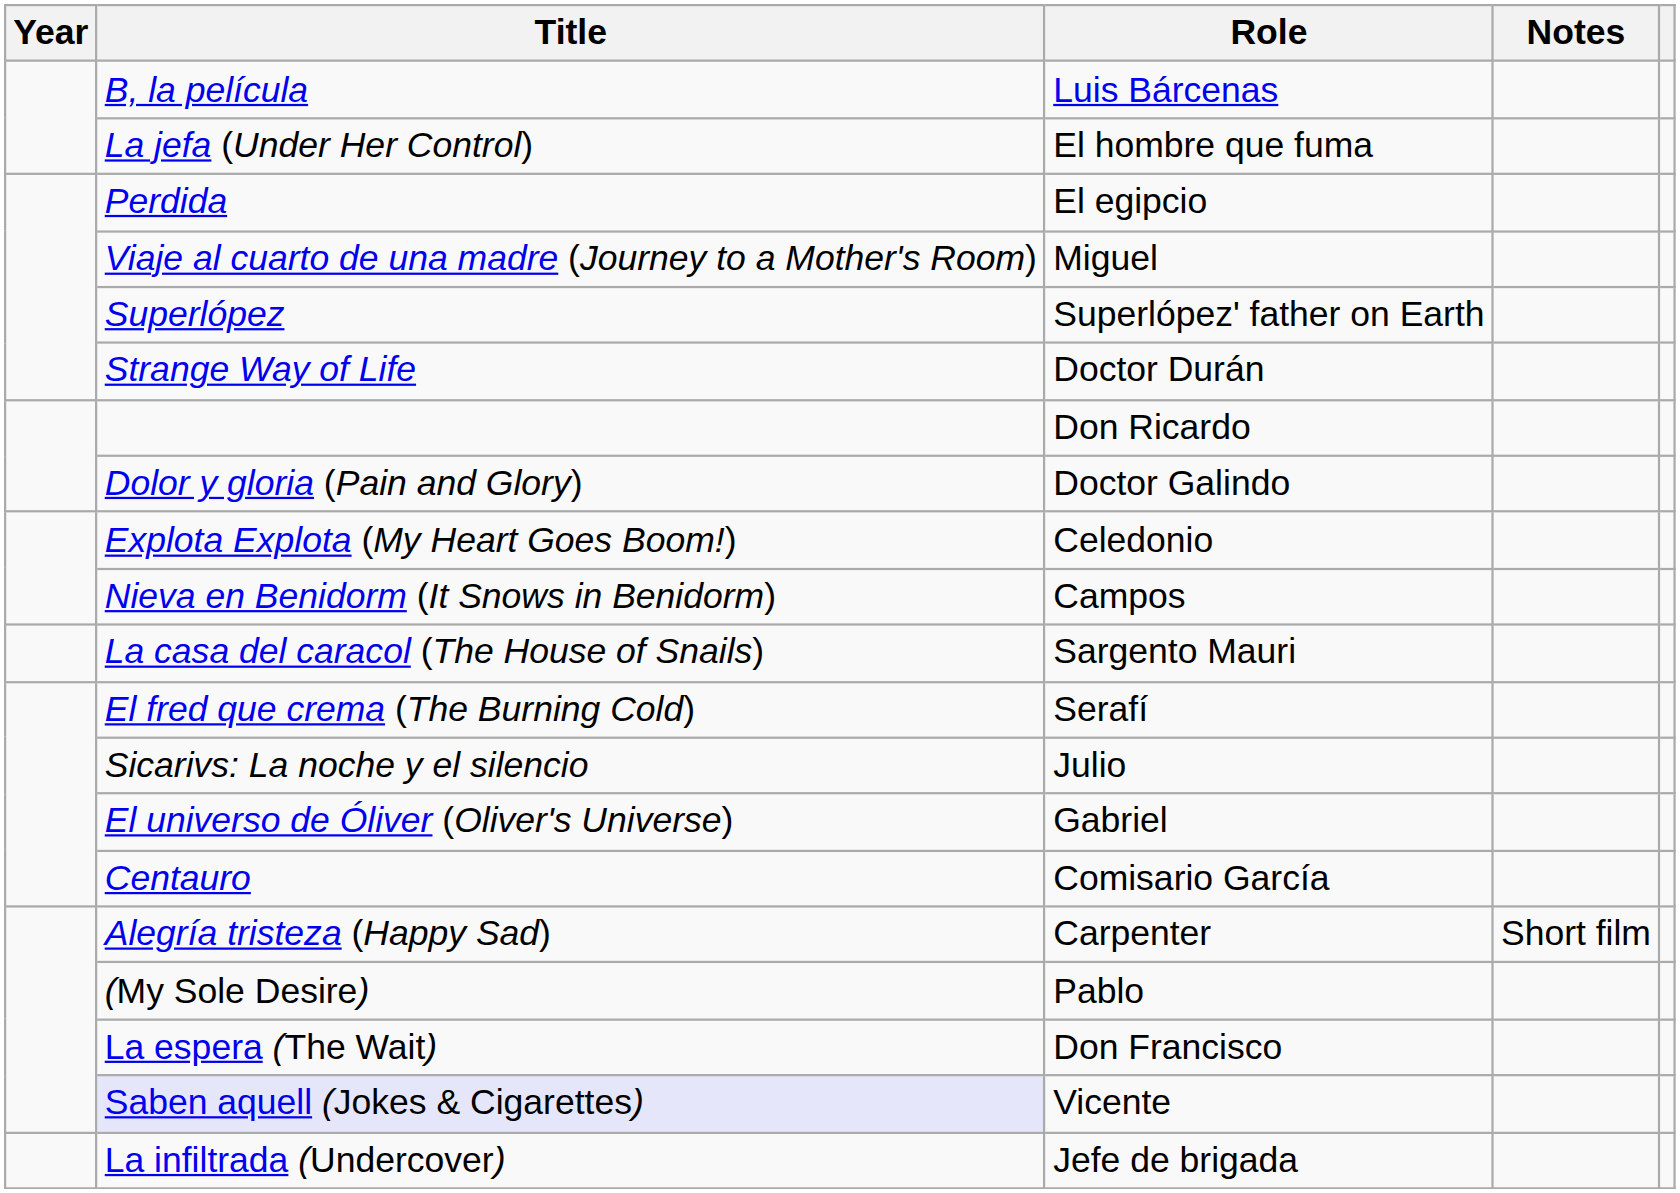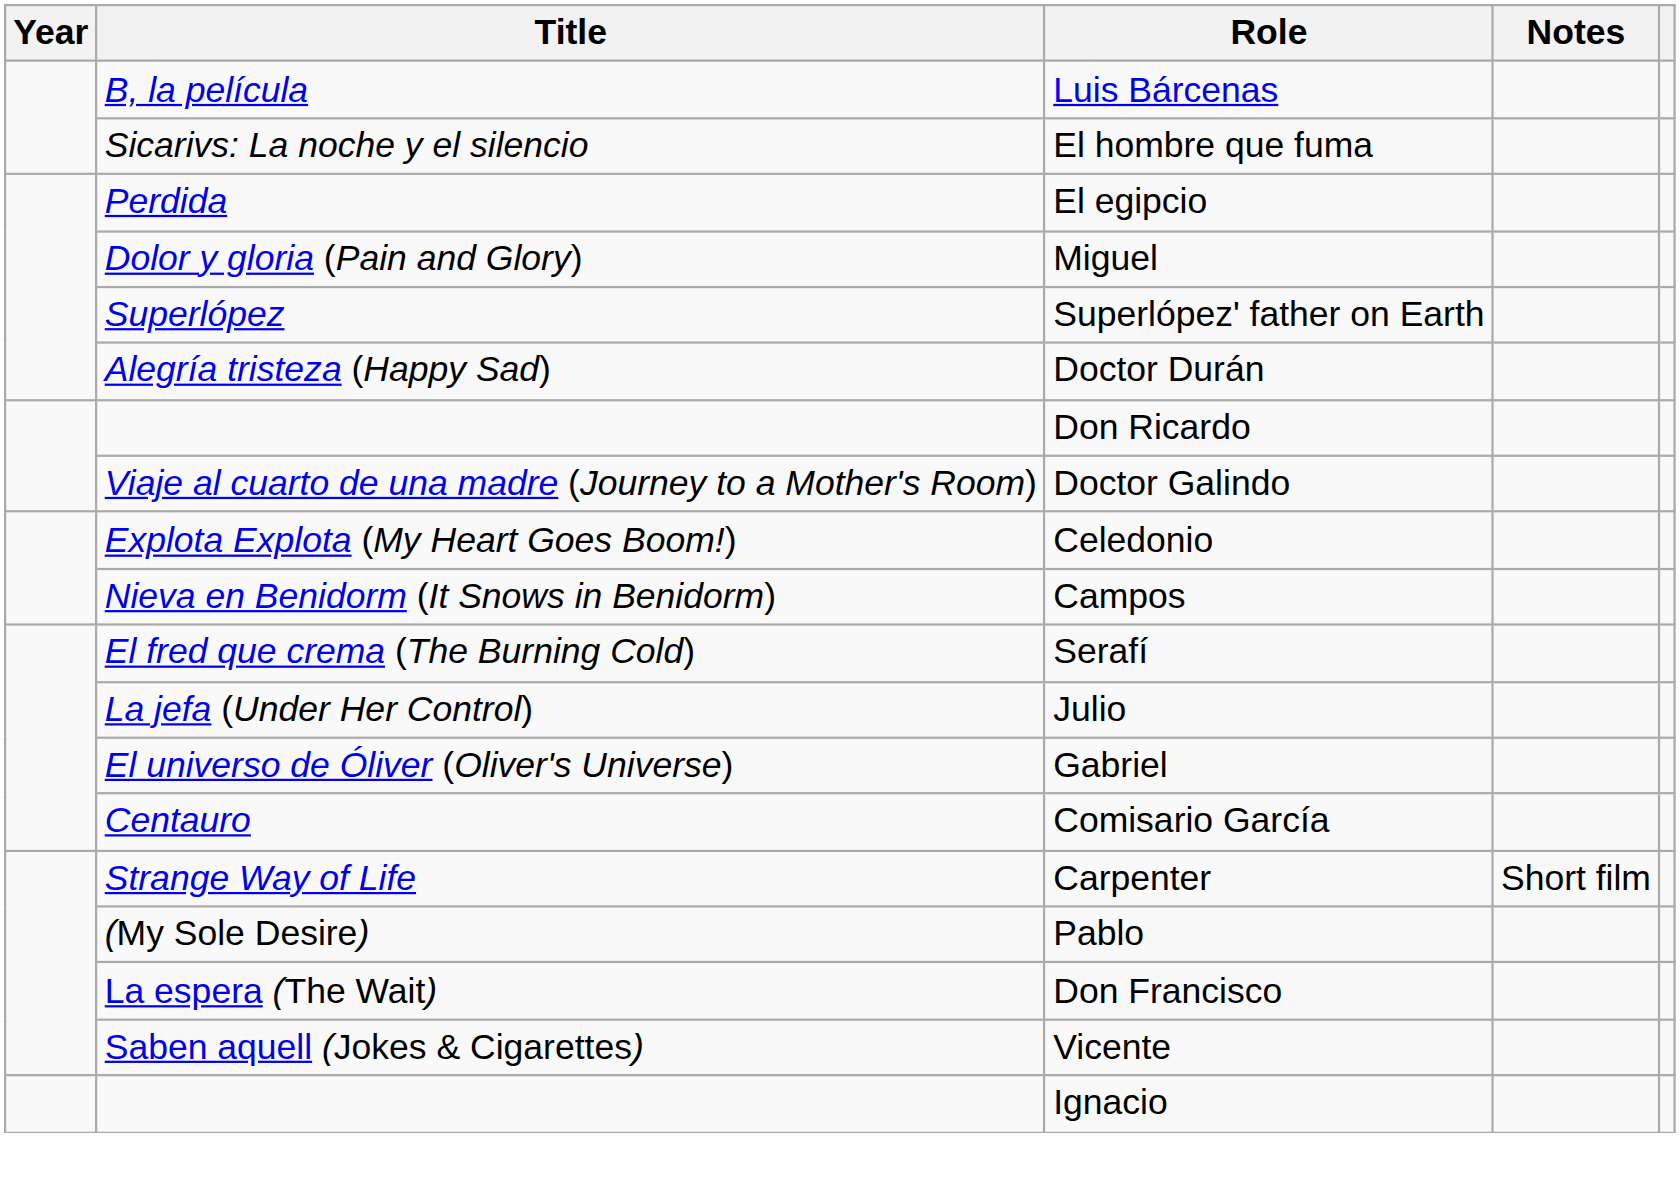(319, 145) La jefa (Under Her Control) -> (347, 145) Sicarivs: La noche y el silencio
(571, 257) Viaje al cuarto de una madre (Journey to a Mother's Room) -> (344, 257) Dolor y gloria (Pain and Glory)
(260, 370) Strange Way of Life -> (328, 370) Alegría tristeza (Happy Sad)
(344, 483) Dolor y gloria (Pain and Glory) -> (571, 483) Viaje al cuarto de una madre (Journey to a Mother's Room)
- row: (1175, 652)
(347, 764) Sicarivs: La noche y el silencio -> (319, 708) La jefa (Under Her Control)
(328, 933) Alegría tristeza (Happy Sad) -> (260, 877) Strange Way of Life
(374, 1102) lavender background -> (374, 1046) no background
- row: (1176, 1159)
+ row: (1110, 1102)
